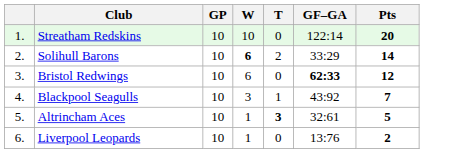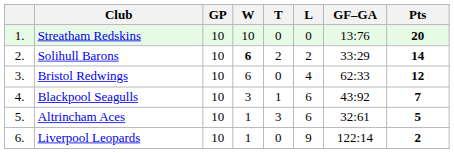+ column: (309, 14)
(325, 35) 122:14 -> (355, 35) 13:76
(325, 76) bold -> (355, 76) normal
(278, 117) bold -> (278, 117) normal
(325, 138) 13:76 -> (355, 138) 122:14
